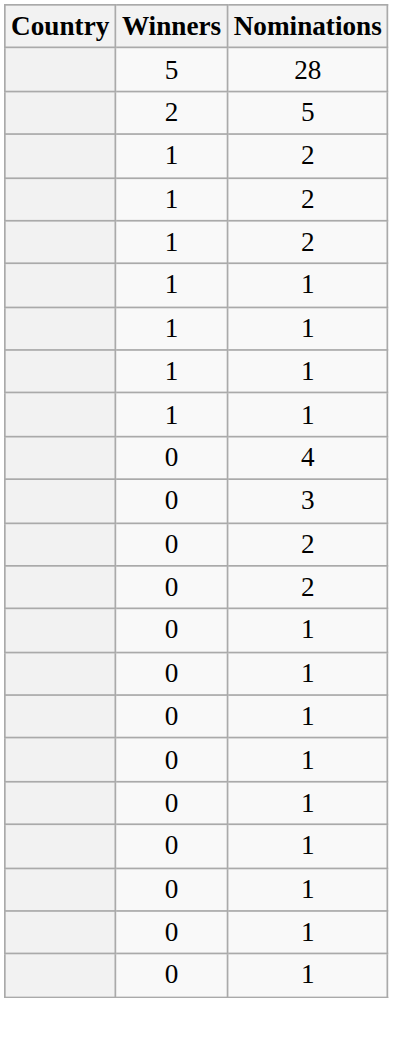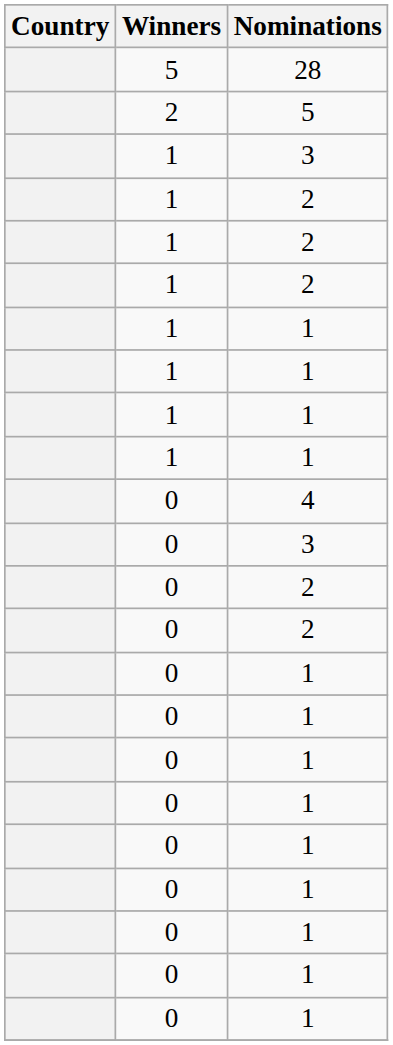+ row: (172, 155)
